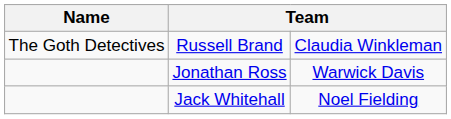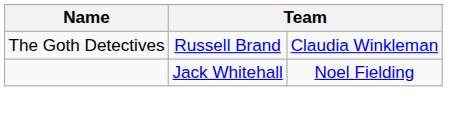- row: (230, 72)
